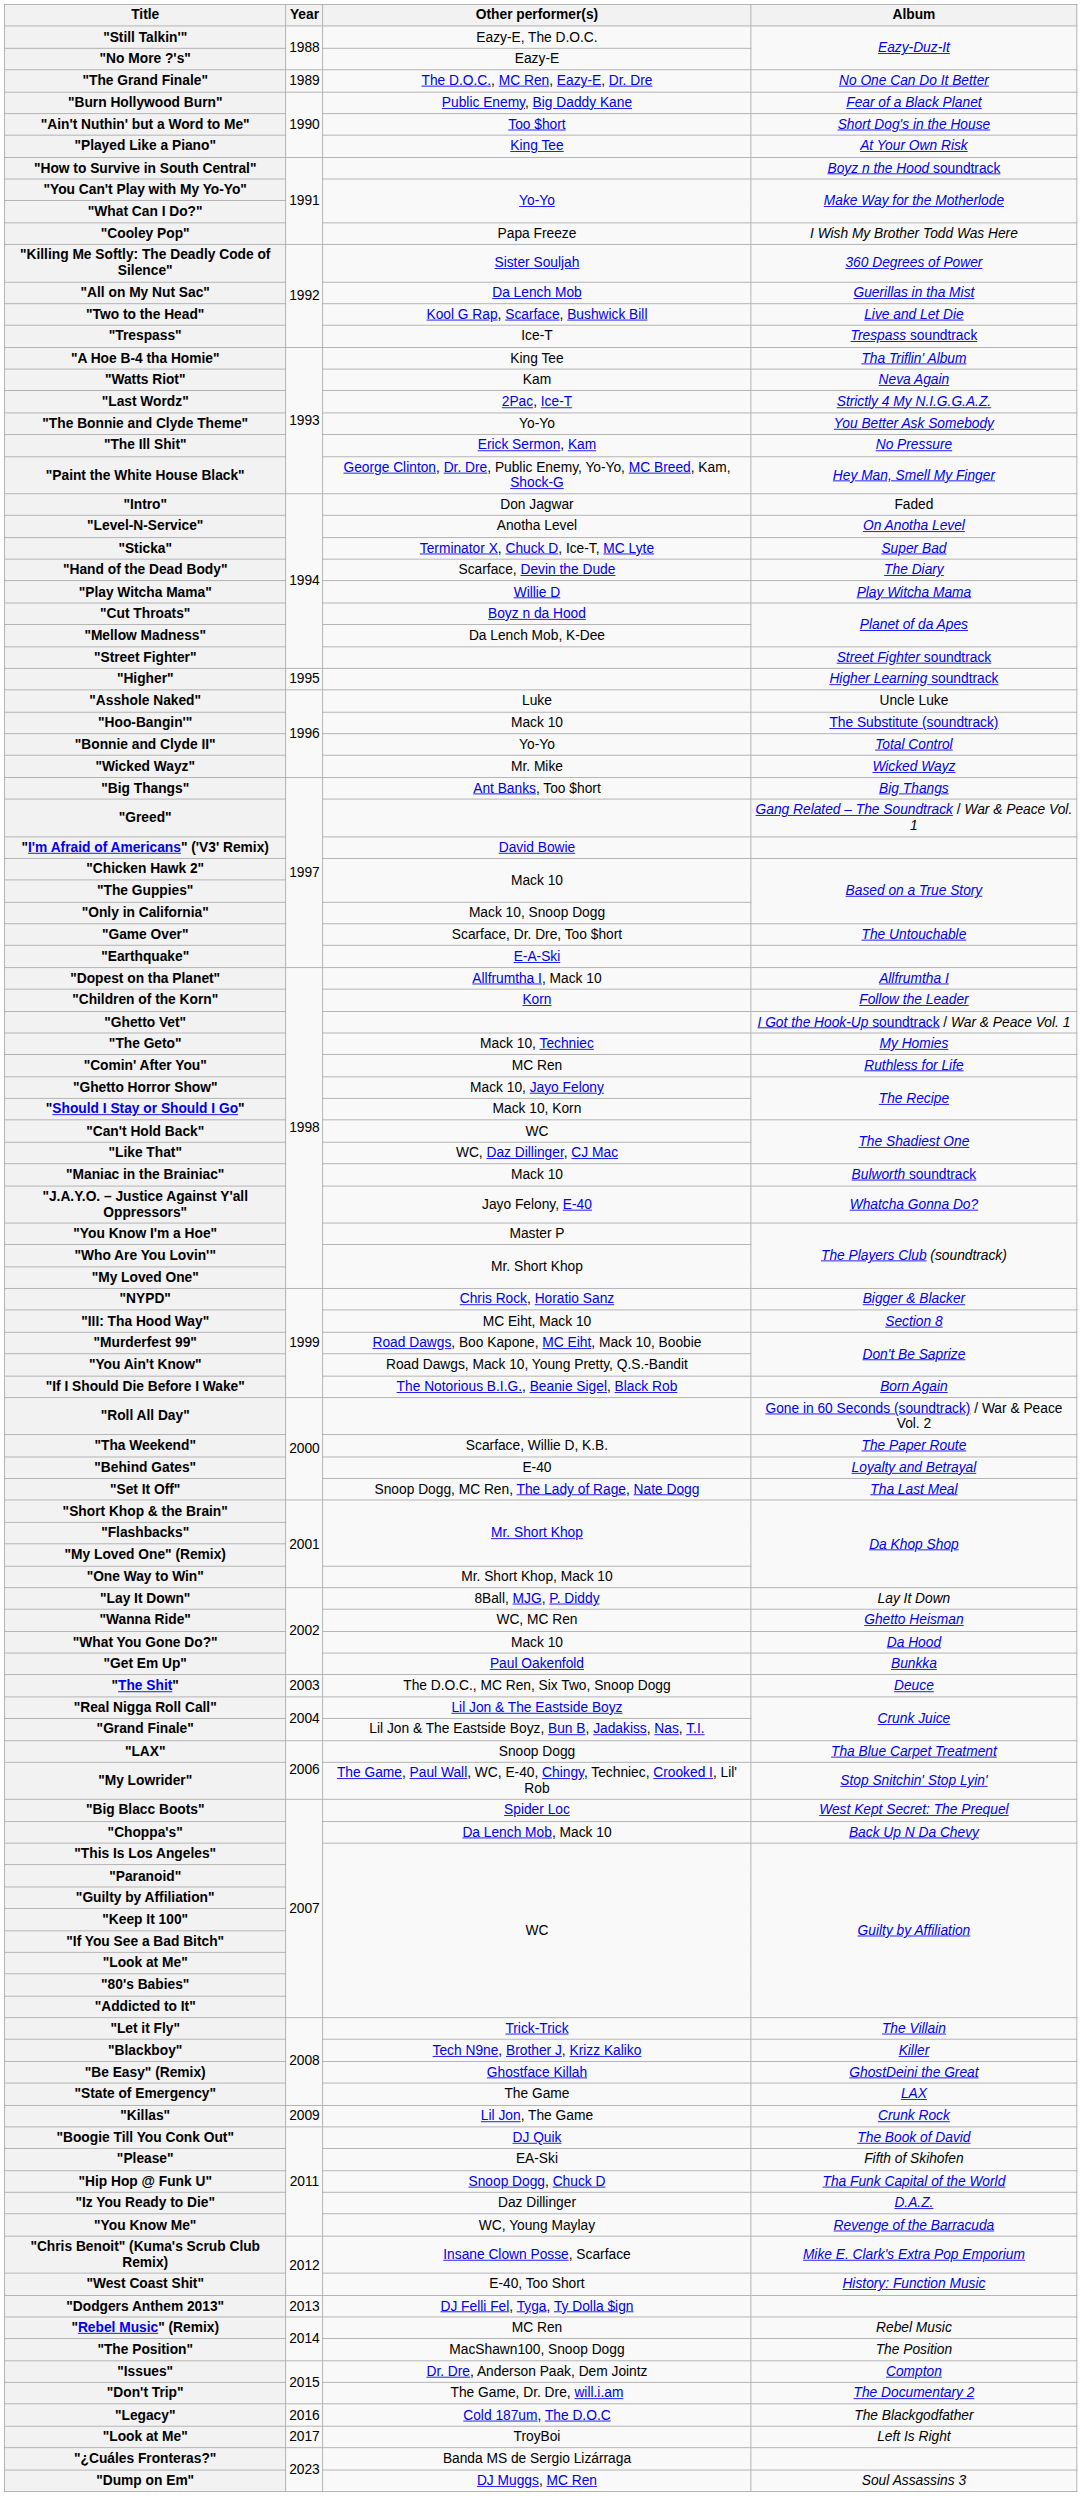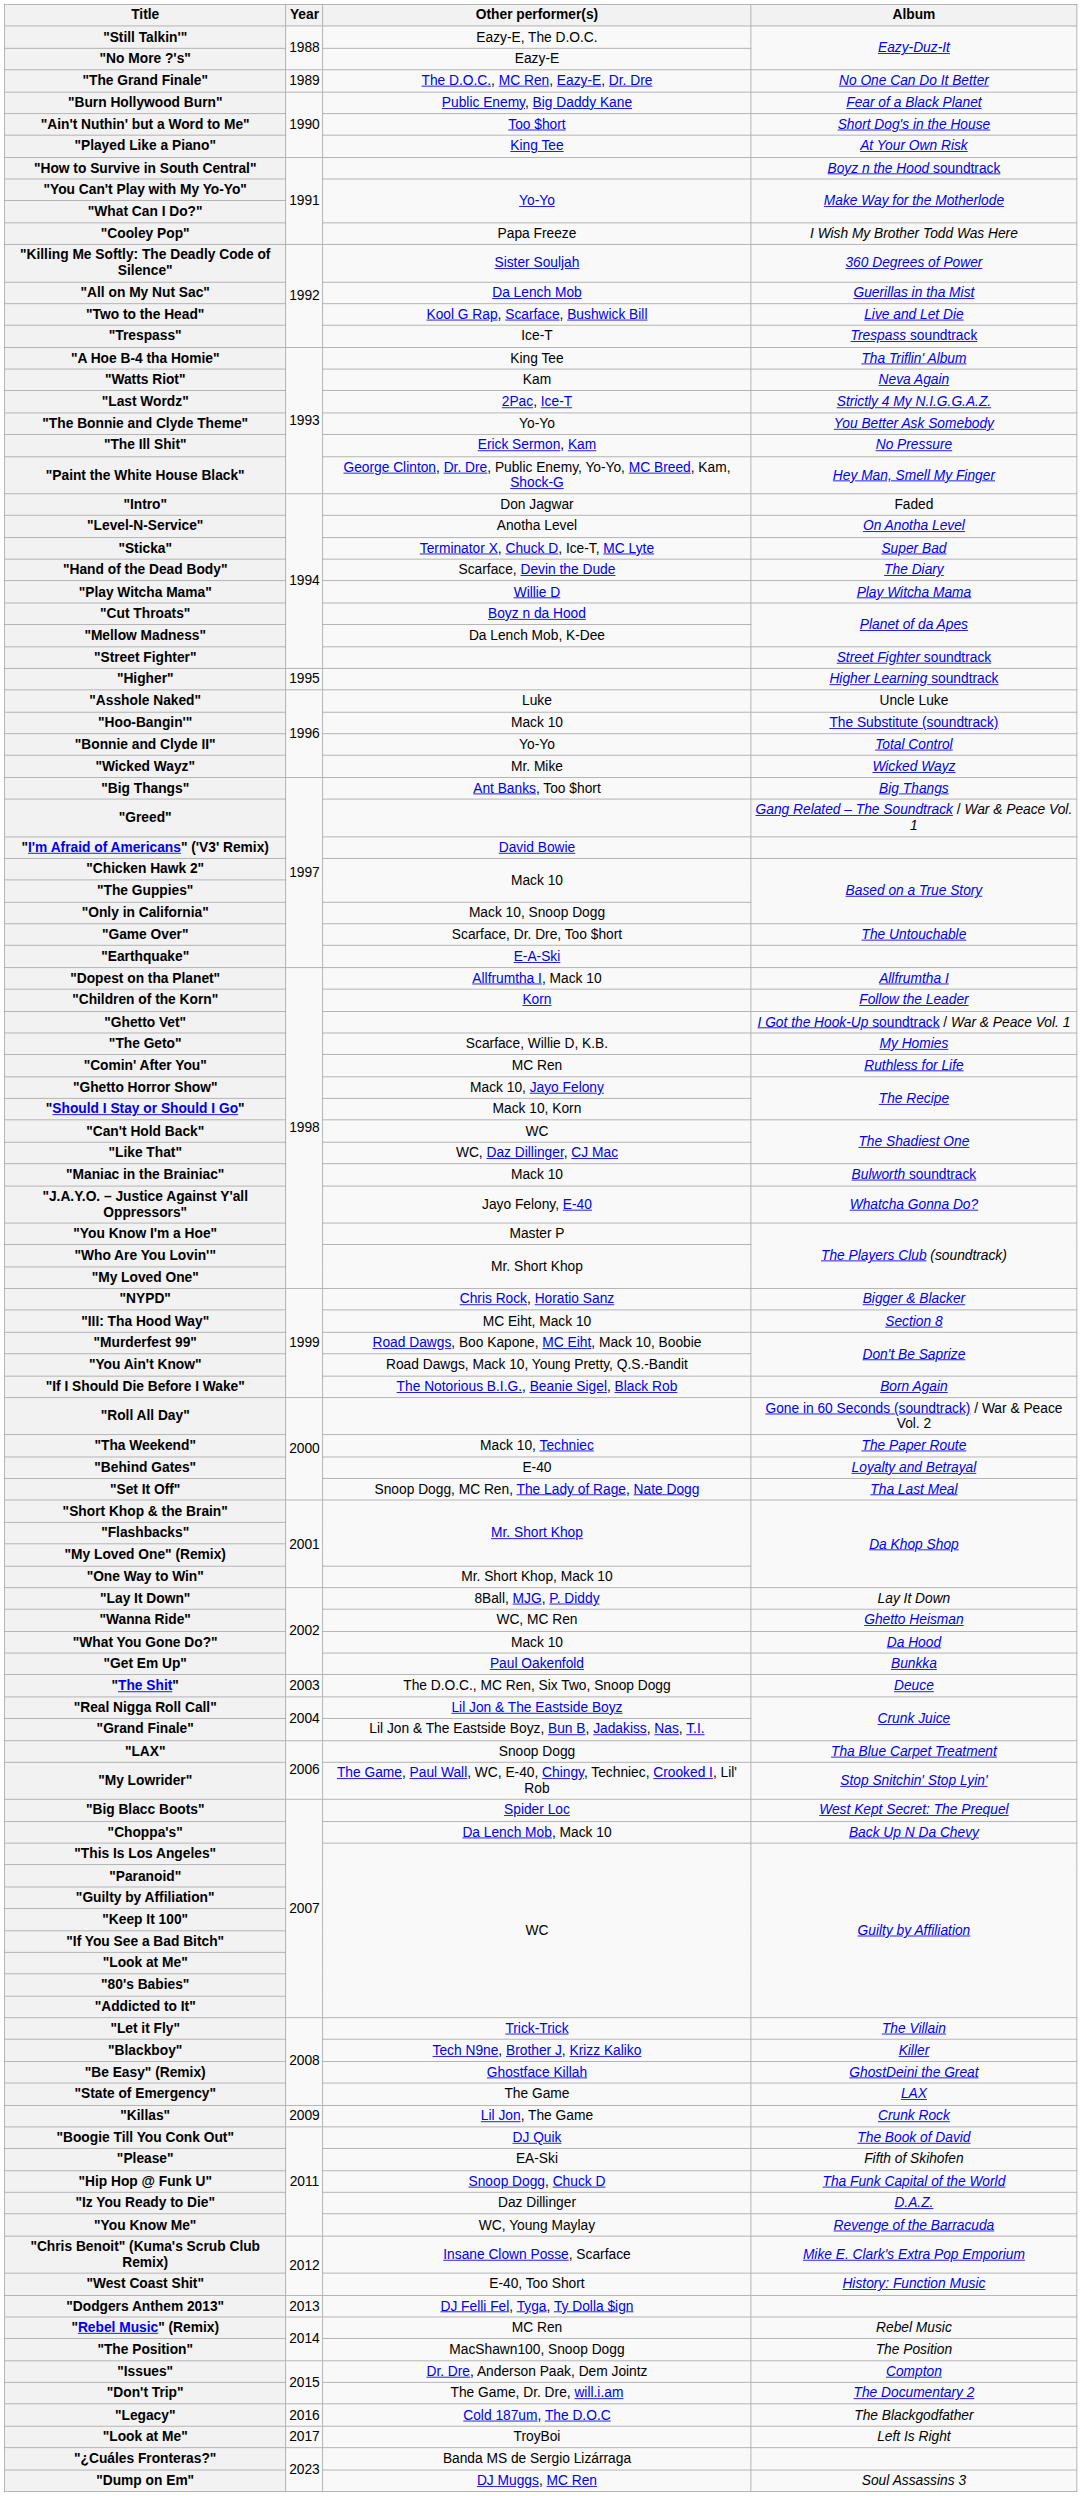(537, 1043) Mack 10, Techniec -> (537, 1043) Scarface, Willie D, K.B.
(537, 1445) Scarface, Willie D, K.B. -> (537, 1445) Mack 10, Techniec
